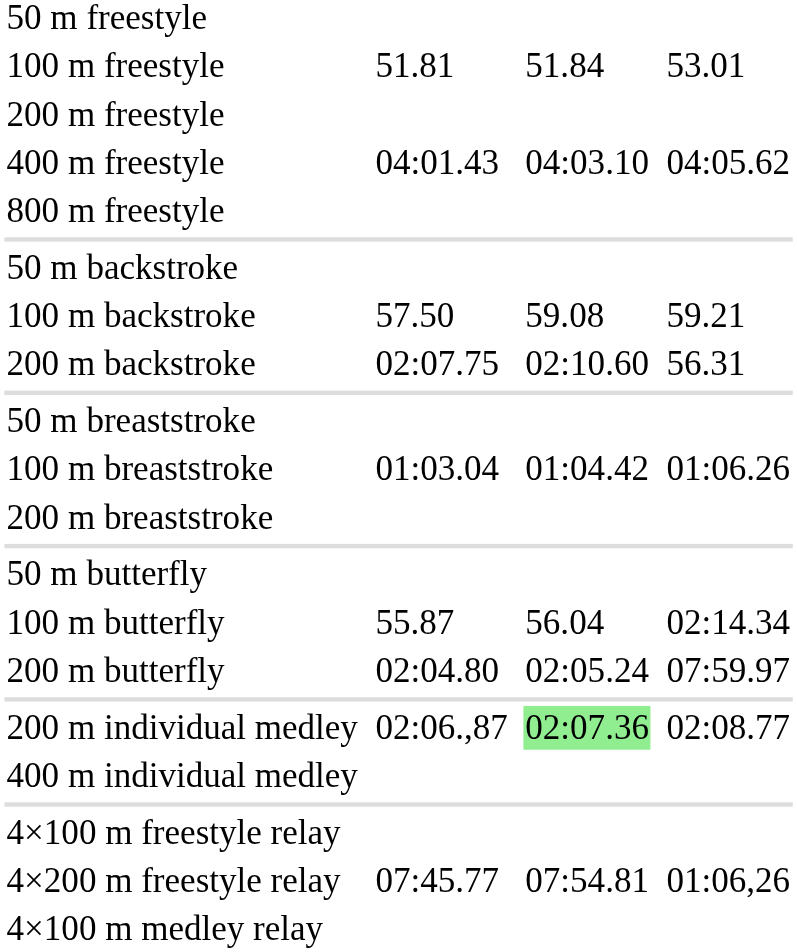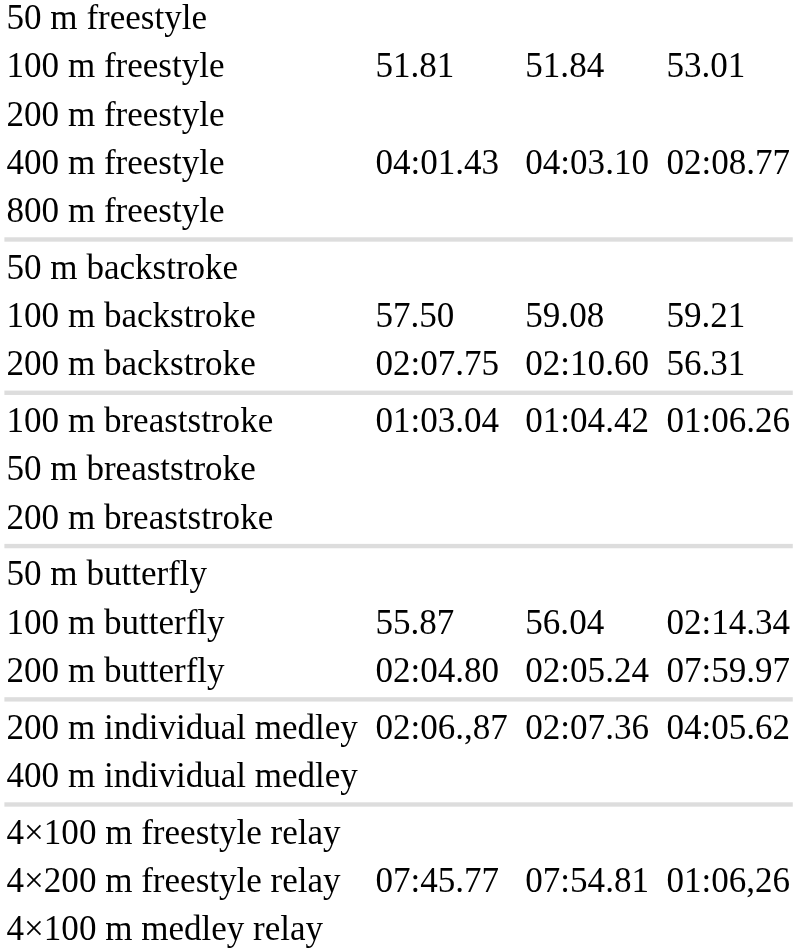(728, 162) 04:05.62 -> (728, 162) 02:08.77
rows swapped: (131, 420) <-> (140, 468)
(587, 727) lightgreen background -> (587, 727) no background
(728, 727) 02:08.77 -> (728, 727) 04:05.62
